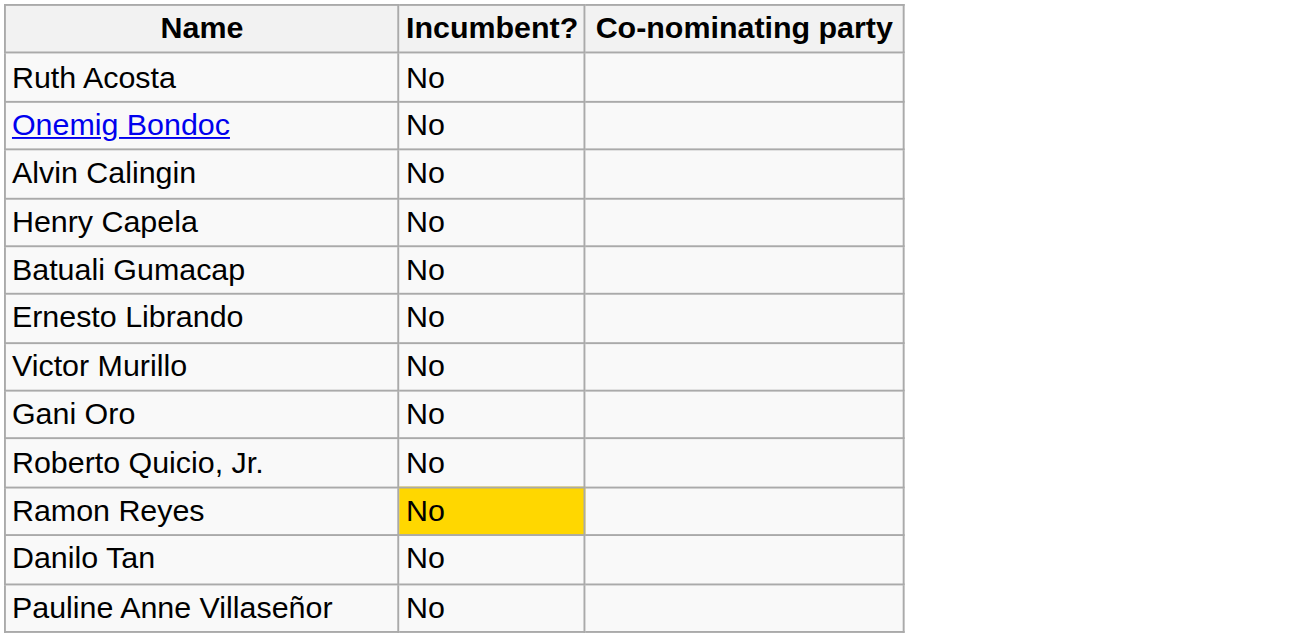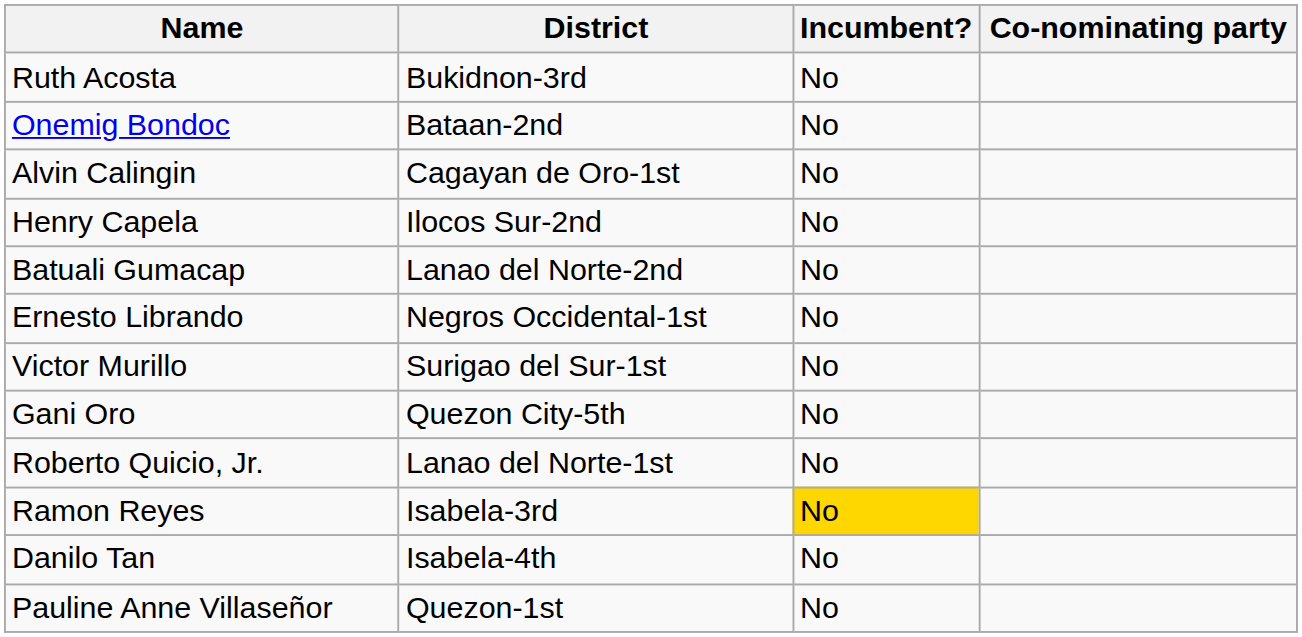+ column: (596, 28)
